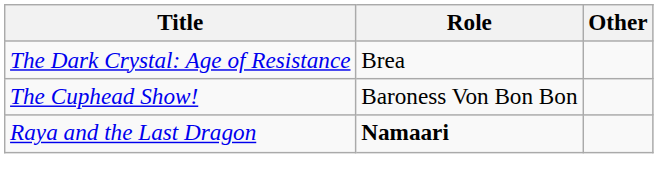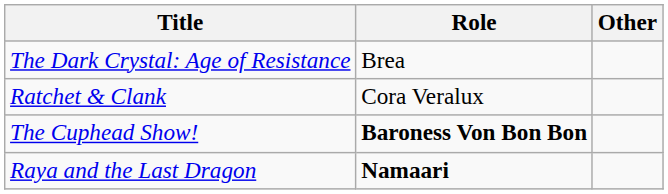+ row: (88, 96)
(469, 96) normal -> (474, 133) bold
